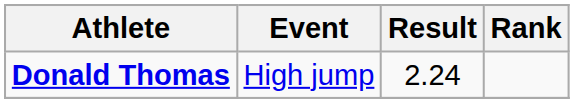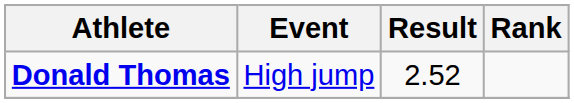(432, 74) 2.24 -> (432, 74) 2.52
